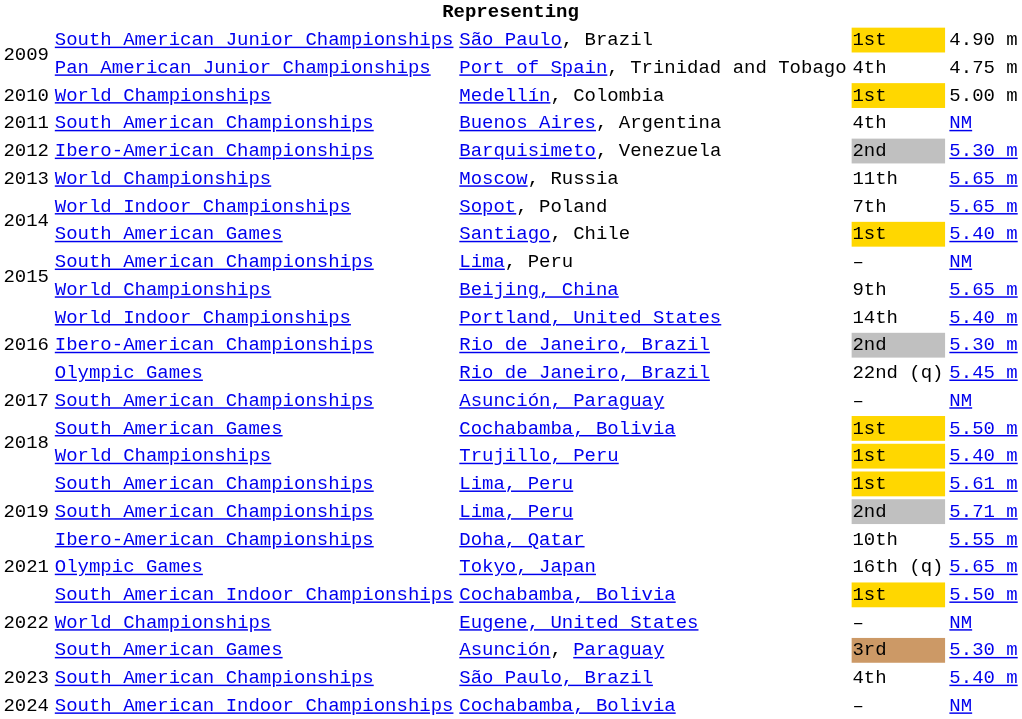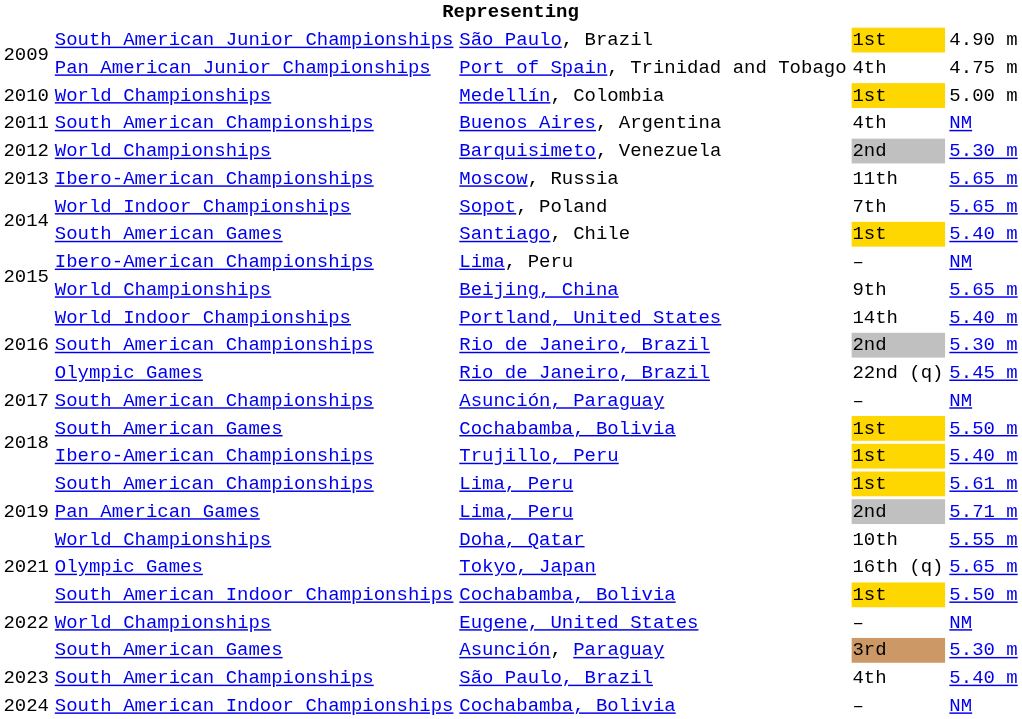(214, 151) Ibero-American Championships -> (163, 151) World Championships
(163, 179) World Championships -> (214, 179) Ibero-American Championships
(214, 262) South American Championships -> (214, 262) Ibero-American Championships
(214, 345) Ibero-American Championships -> (214, 345) South American Championships
(163, 456) World Championships -> (214, 456) Ibero-American Championships
(214, 512) South American Championships -> (157, 512) Pan American Games
(214, 539) Ibero-American Championships -> (163, 539) World Championships
